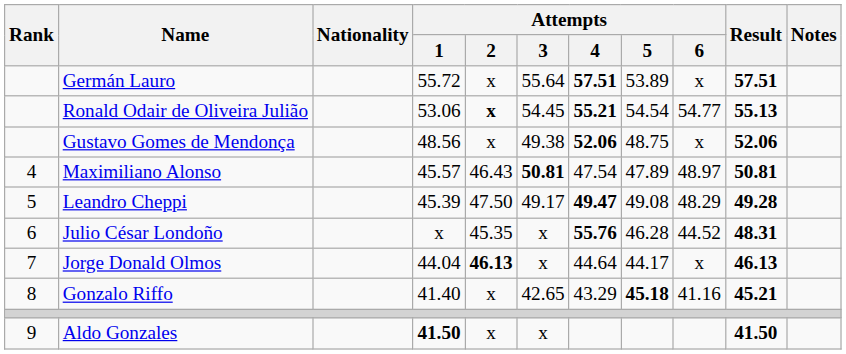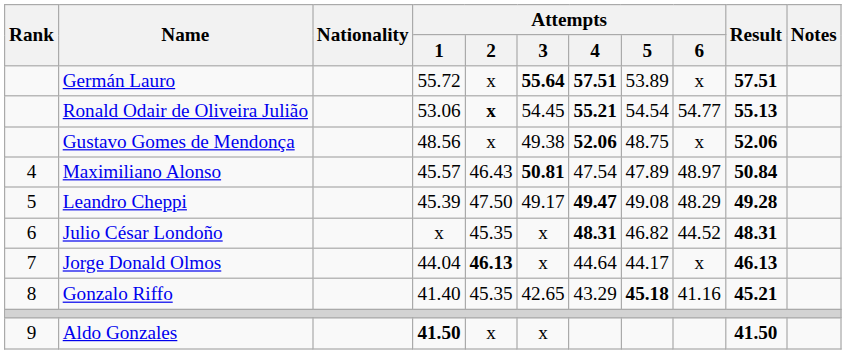(543, 80) normal -> (543, 80) bold
(756, 171) 50.81 -> (756, 171) 50.84
(595, 232) 55.76 -> (595, 232) 48.31
(647, 232) 46.28 -> (647, 232) 46.82
(491, 293) x -> (491, 293) 45.35
